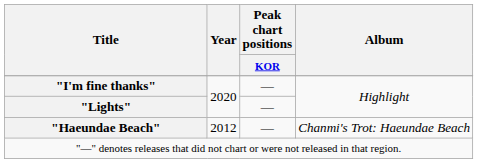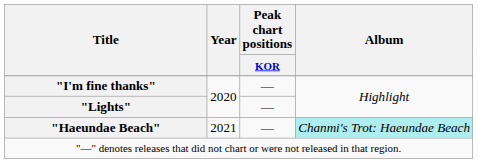(223, 127) 2012 -> (223, 127) 2021
(384, 127) no background -> (384, 127) paleturquoise background
